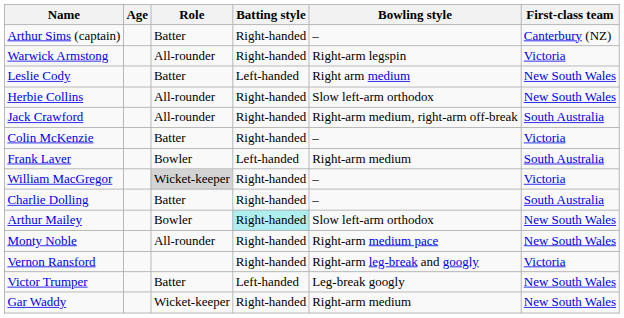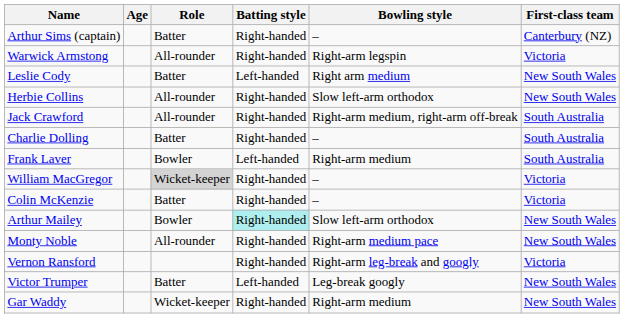rows swapped: (48, 199) <-> (50, 138)
